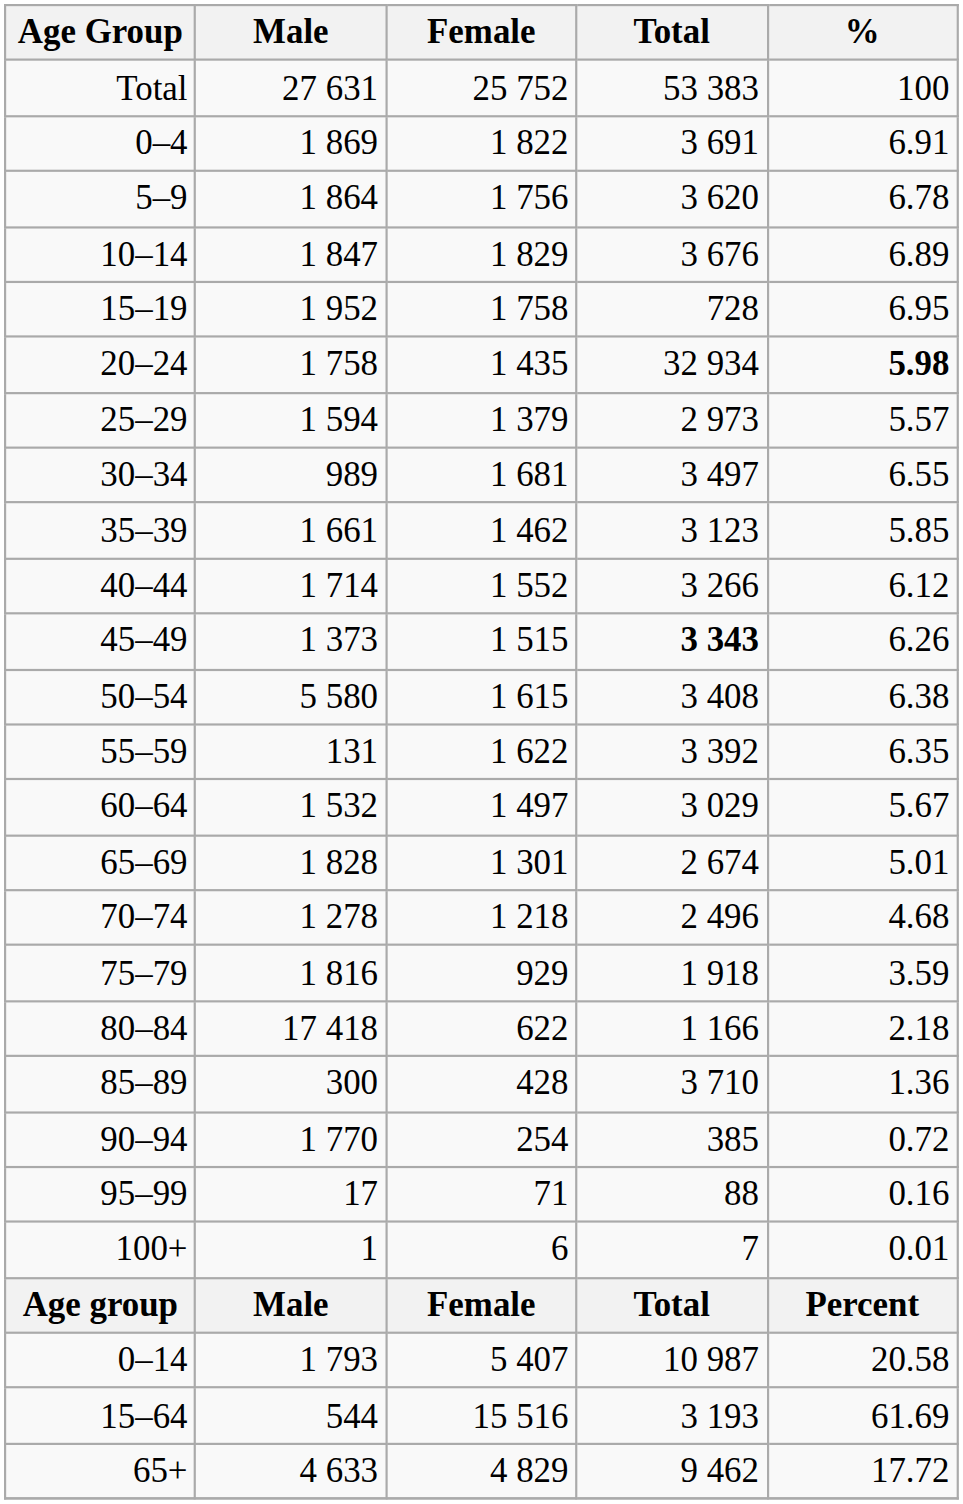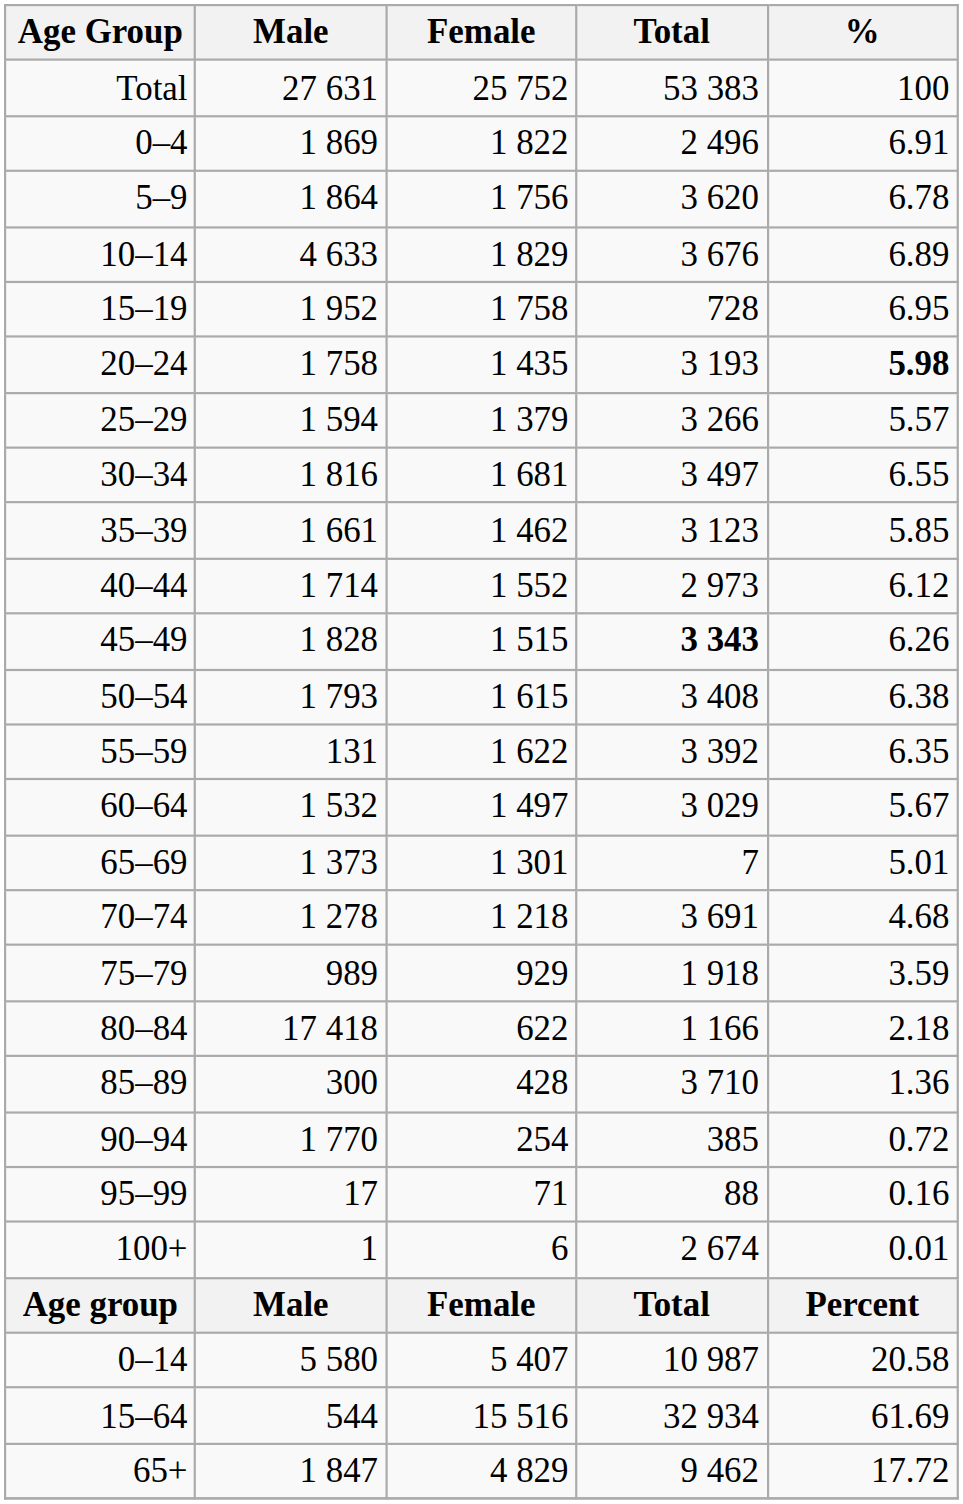(720, 142) 3 691 -> (720, 142) 2 496
(339, 253) 1 847 -> (339, 253) 4 633
(711, 364) 32 934 -> (720, 364) 3 193
(720, 419) 2 973 -> (720, 419) 3 266
(352, 474) 989 -> (339, 474) 1 816
(720, 585) 3 266 -> (720, 585) 2 973
(339, 640) 1 373 -> (339, 640) 1 828
(339, 695) 5 580 -> (339, 695) 1 793
(339, 861) 1 828 -> (339, 861) 1 373
(720, 861) 2 674 -> (750, 861) 7
(720, 917) 2 496 -> (720, 917) 3 691
(339, 972) 1 816 -> (352, 972) 989
(750, 1249) 7 -> (720, 1249) 2 674
(339, 1359) 1 793 -> (339, 1359) 5 580
(720, 1415) 3 193 -> (711, 1415) 32 934
(339, 1470) 4 633 -> (339, 1470) 1 847
